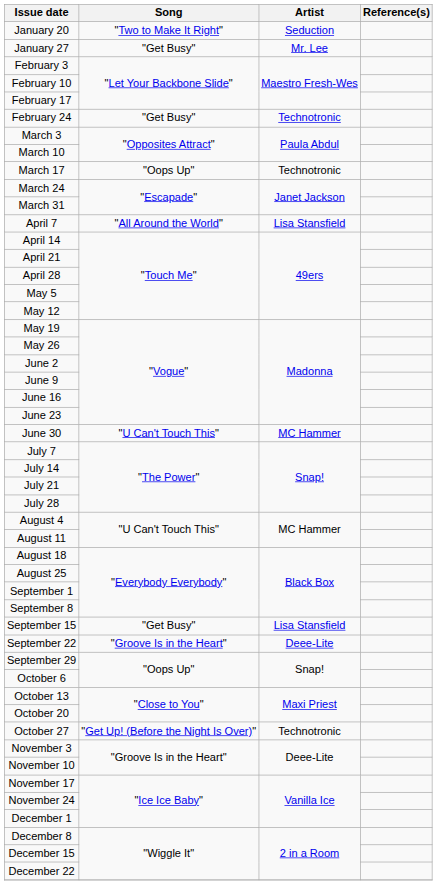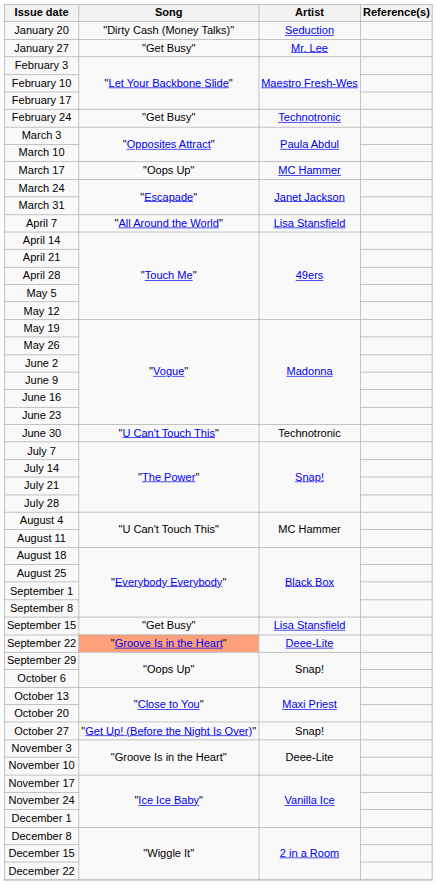(169, 30) "Two to Make It Right" -> (169, 30) "Dirty Cash (Money Talks)"
(310, 170) Technotronic -> (310, 170) MC Hammer
(310, 433) MC Hammer -> (310, 433) Technotronic
(169, 643) no background -> (169, 643) lightsalmon background
(310, 731) Technotronic -> (310, 731) Snap!
